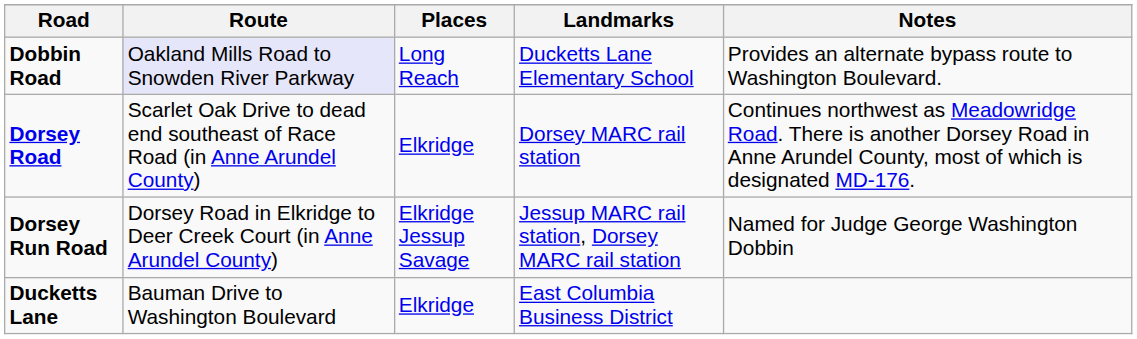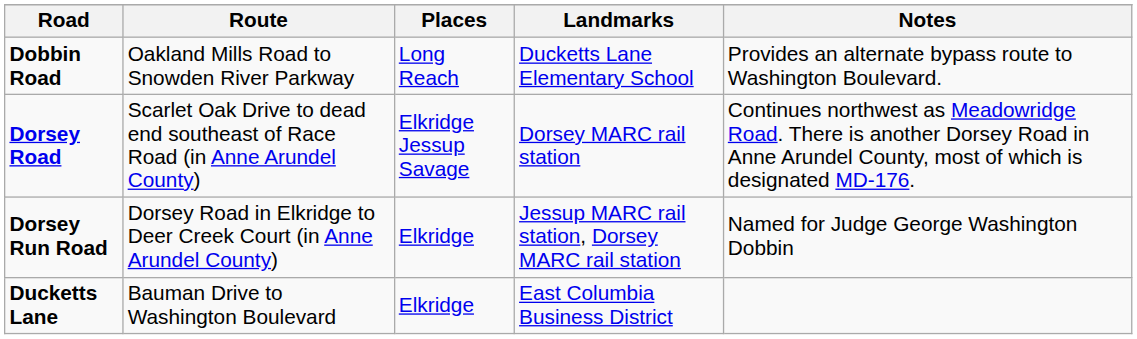(241, 65) lavender background -> (241, 65) no background
(436, 145) Elkridge -> (436, 145) Elkridge Jessup Savage
(436, 236) Elkridge Jessup Savage -> (436, 236) Elkridge
